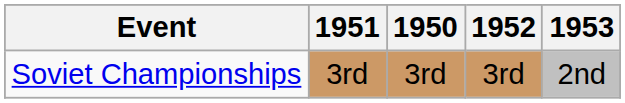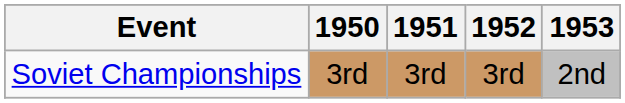columns swapped: (425, 27) <-> (347, 27)
